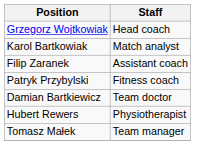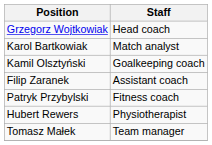+ row: (46, 64)
- row: (54, 98)
